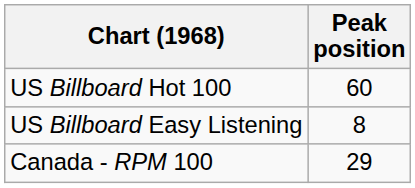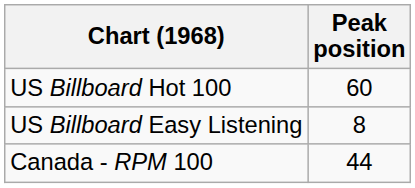(359, 162) 29 -> (359, 162) 44
